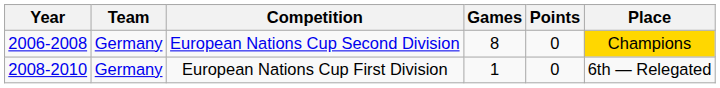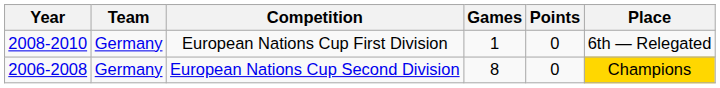rows swapped: (315, 43) <-> (315, 69)
